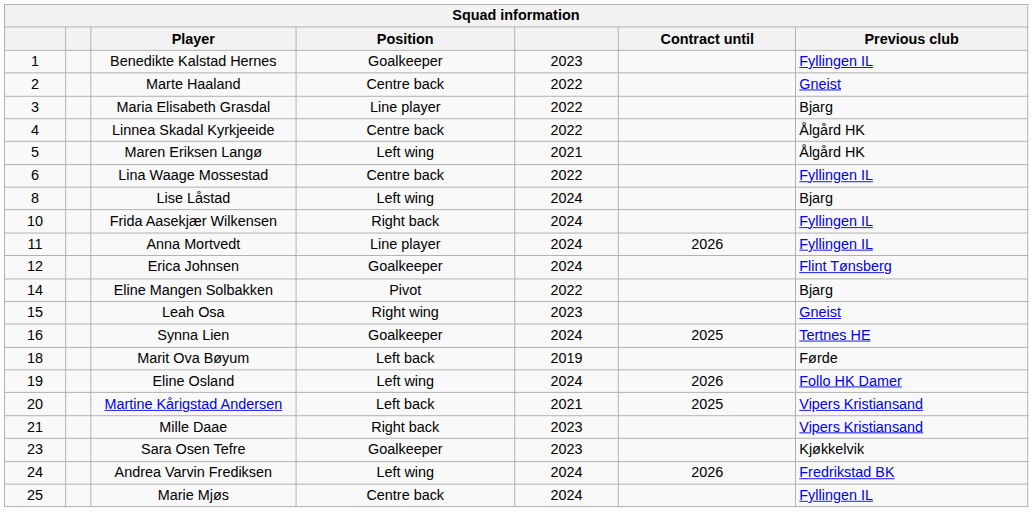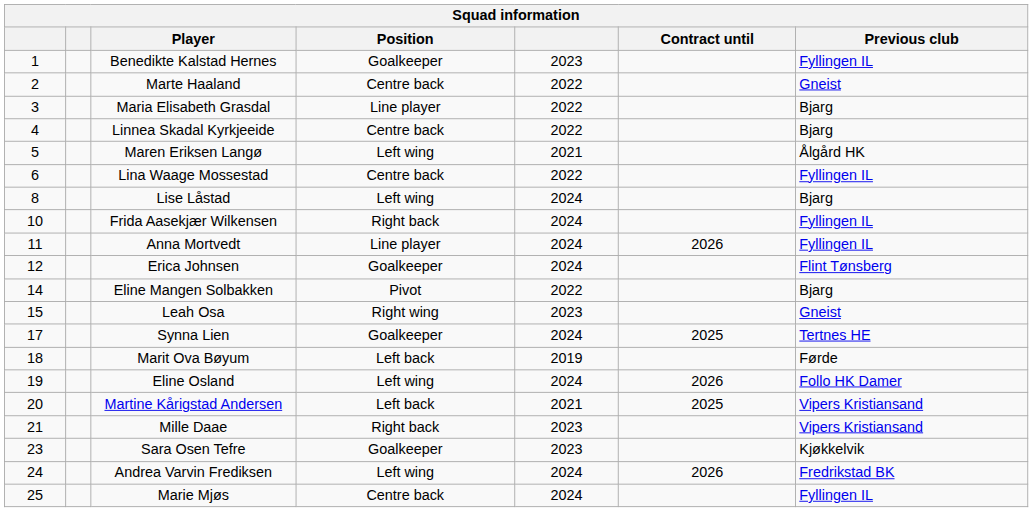(832, 130) Ålgård HK -> (816, 130) Bjarg
(35, 335) 16 -> (35, 335) 17
